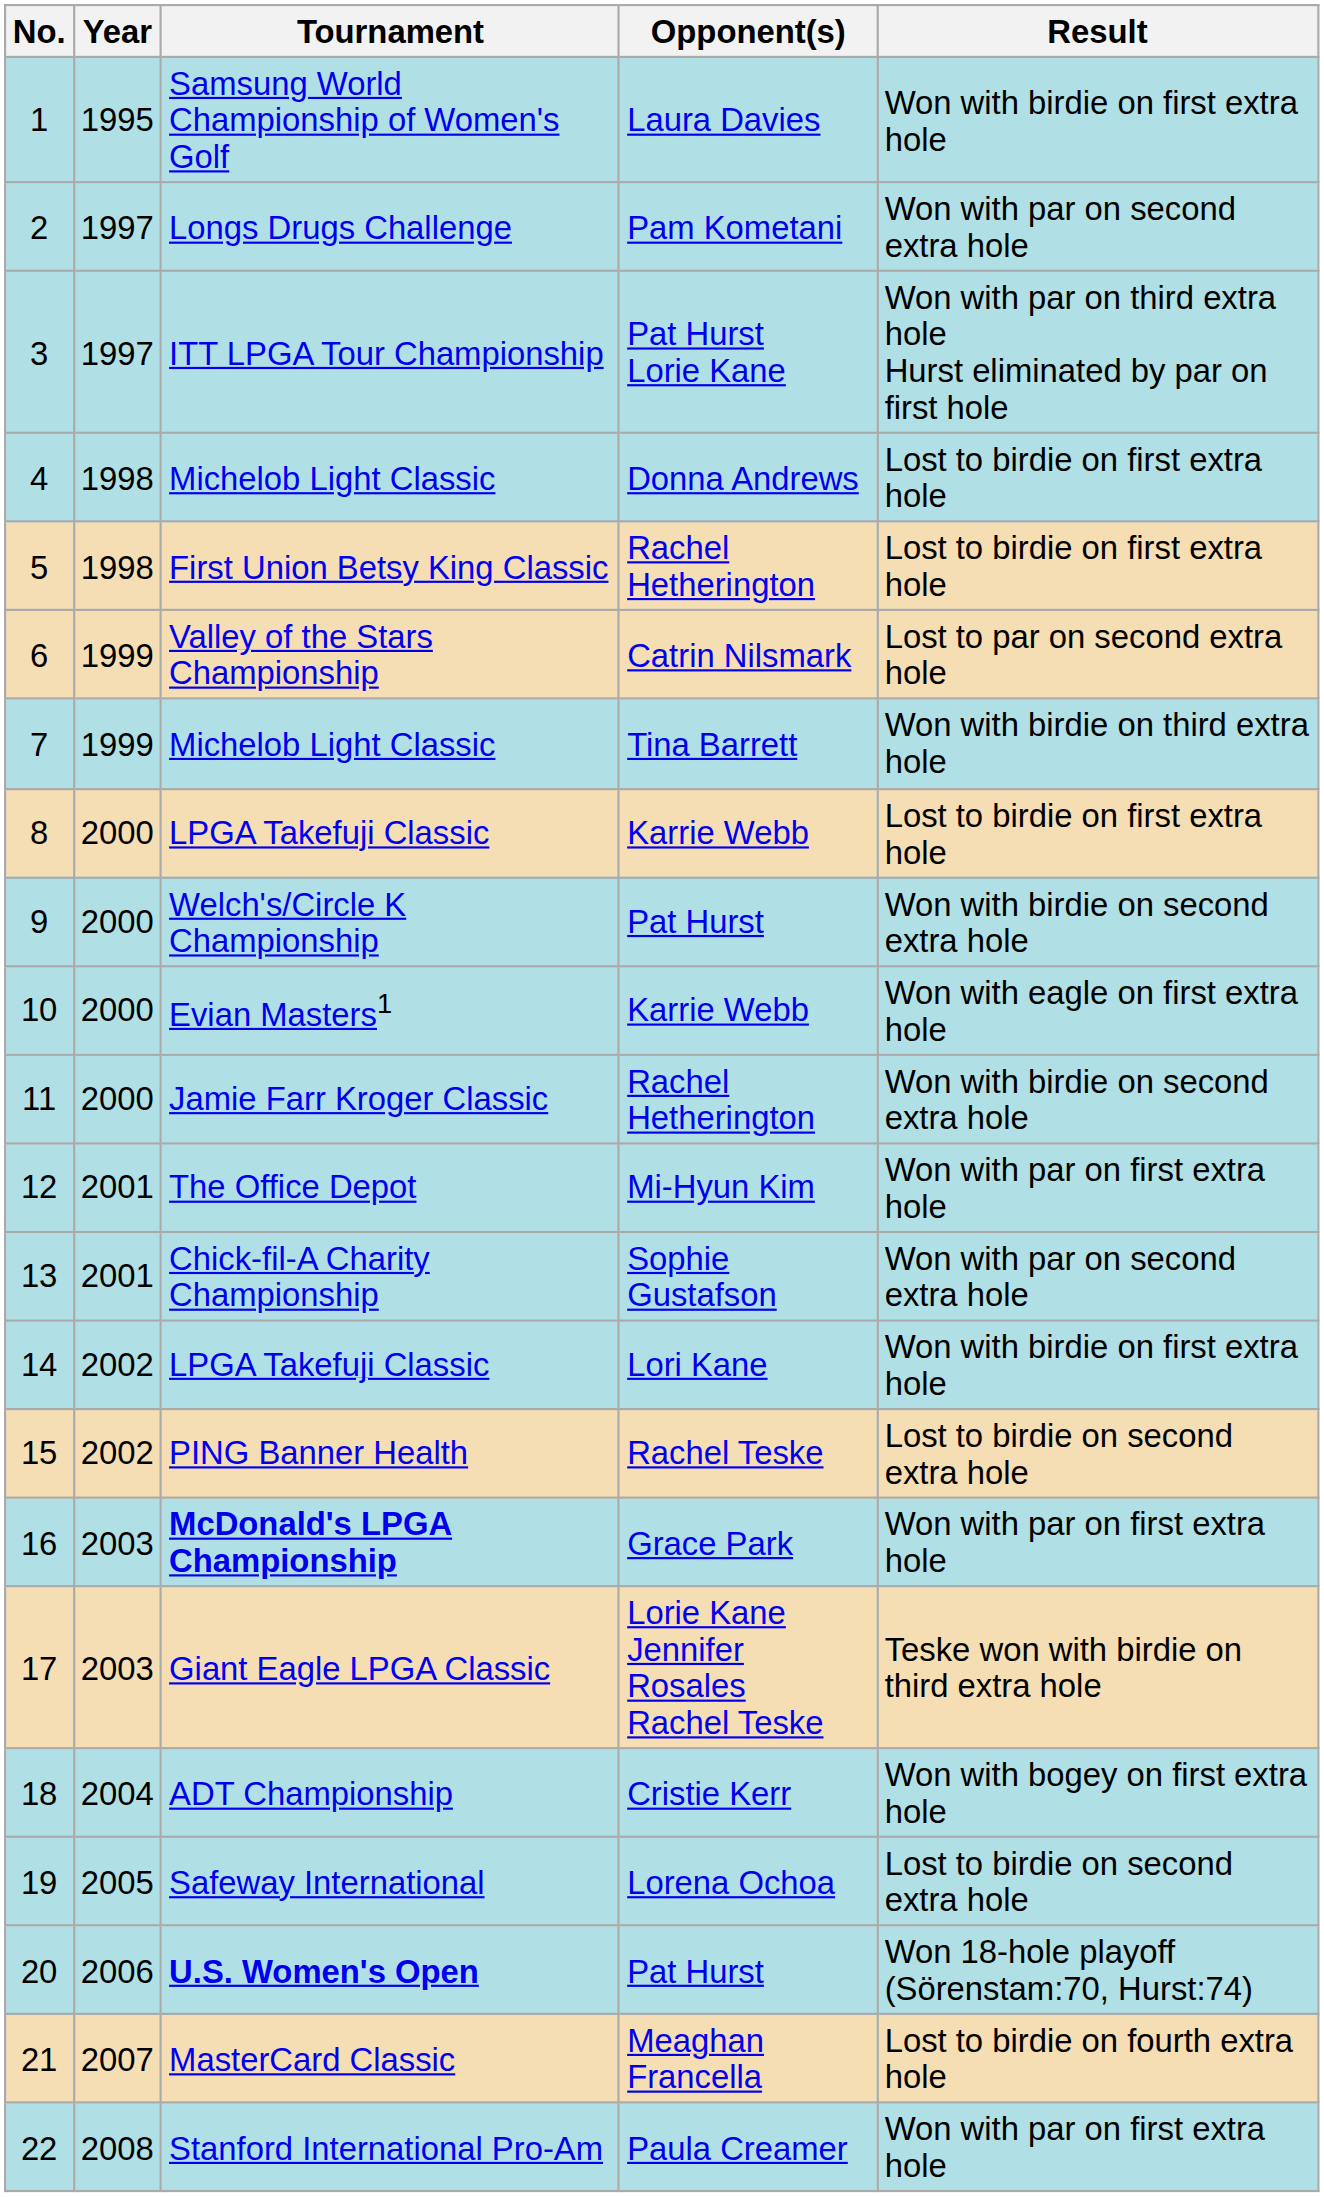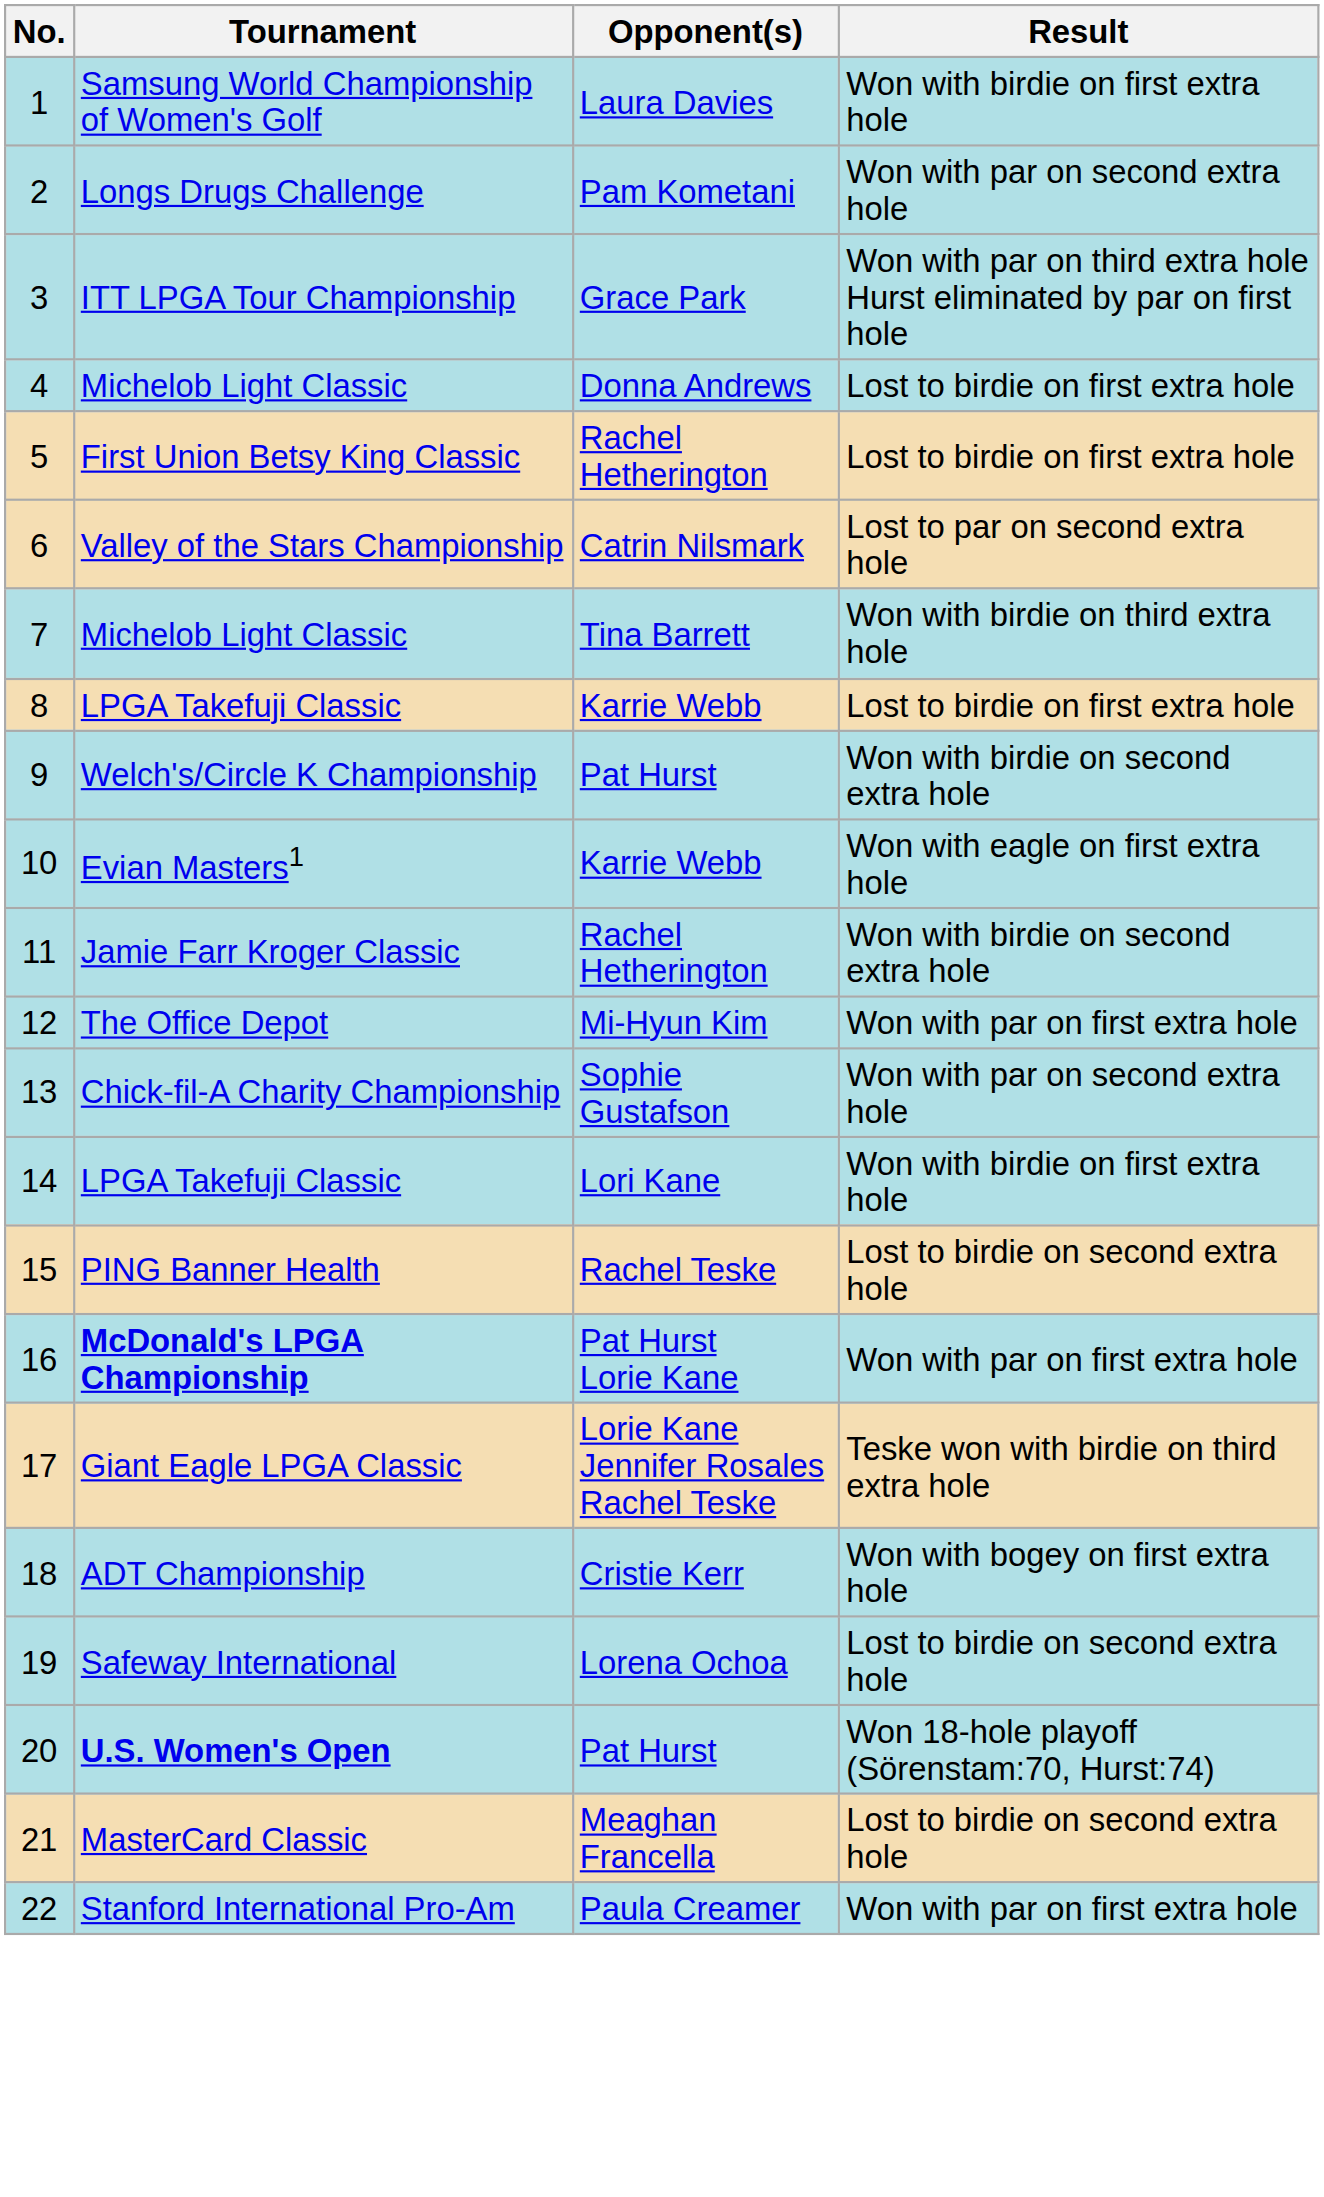- column: (117, 31)
(707, 352) Pat Hurst Lorie Kane -> (663, 297) Grace Park
(710, 1542) Grace Park -> (659, 1359) Pat Hurst Lorie Kane
(1089, 2059) Lost to birdie on fourth extra hole -> (1061, 1839) Lost to birdie on second extra hole
